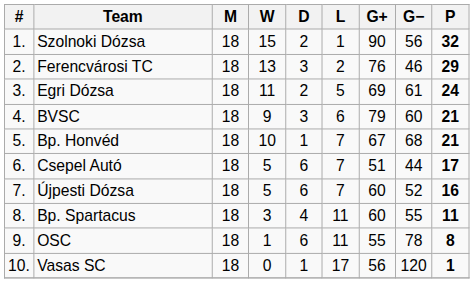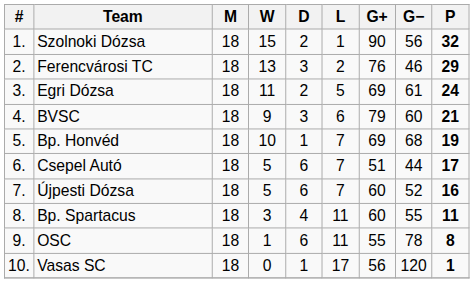(377, 141) 67 -> (377, 141) 69
(450, 141) 21 -> (450, 141) 19
